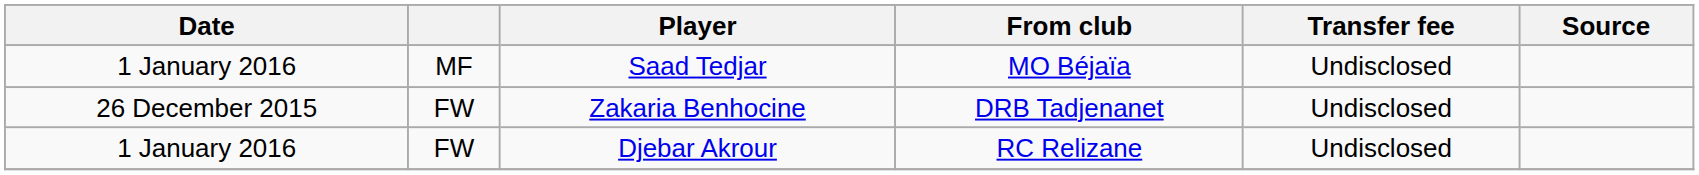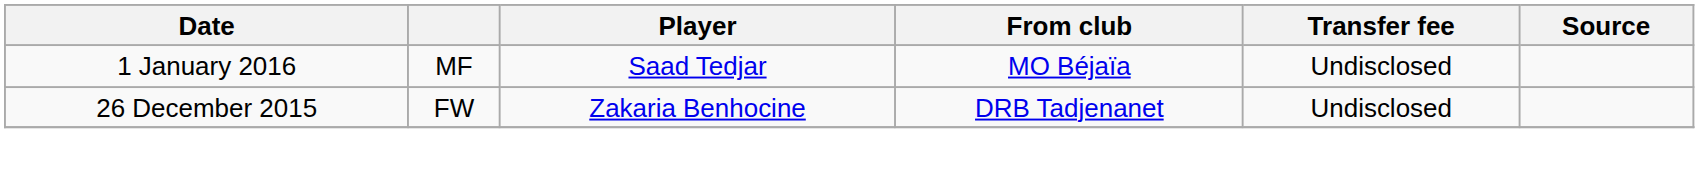- row: (698, 148)
